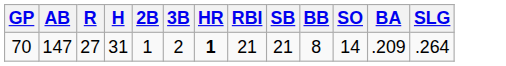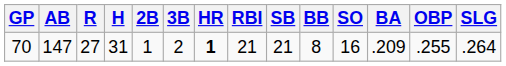+ column: (433, 18)
(350, 46) 14 -> (350, 46) 16
